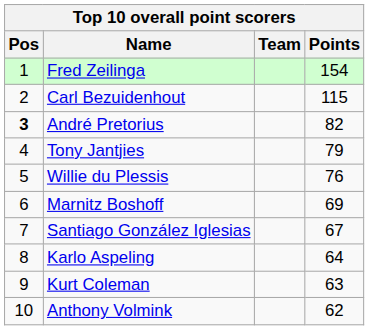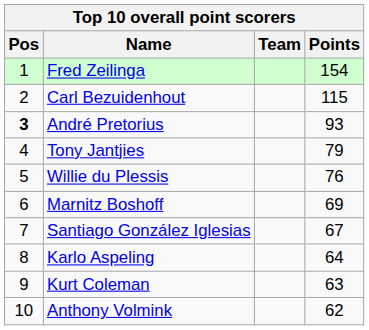(334, 124) 82 -> (334, 124) 93
